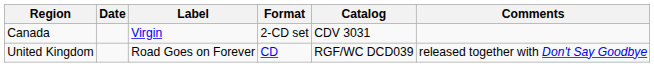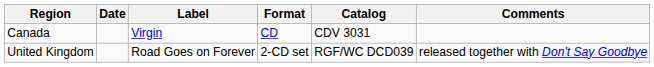(285, 33) 2-CD set -> (269, 33) CD
(269, 52) CD -> (285, 52) 2-CD set
